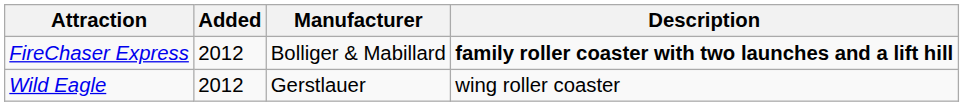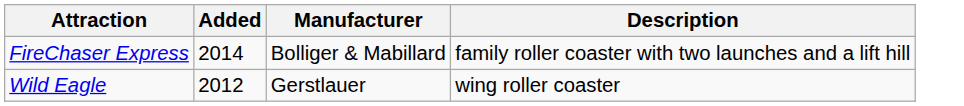(221, 52) 2012 -> (221, 52) 2014
(704, 52) bold -> (683, 52) normal
